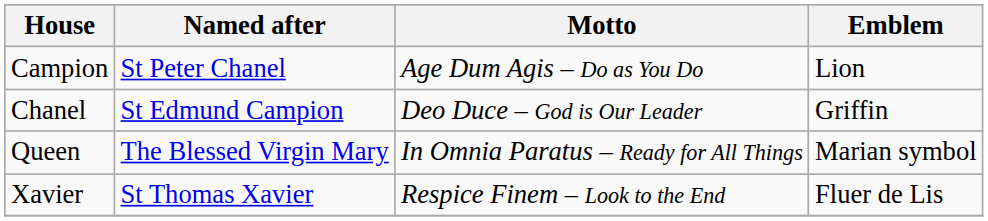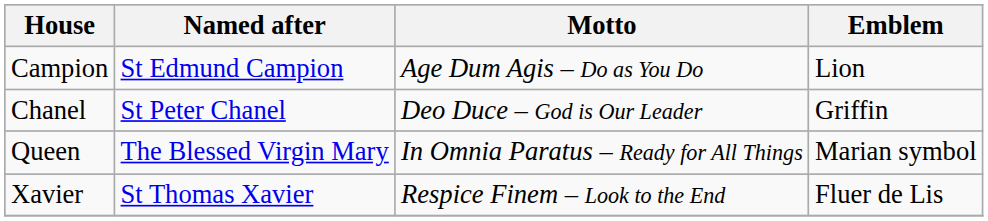(203, 67) St Peter Chanel -> (232, 67) St Edmund Campion
(232, 109) St Edmund Campion -> (203, 109) St Peter Chanel
